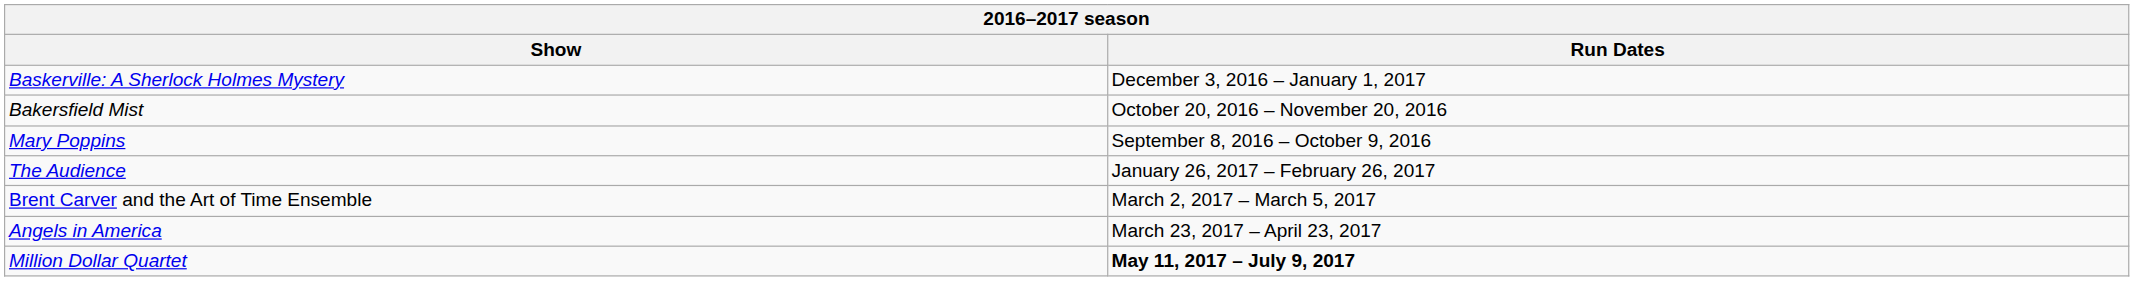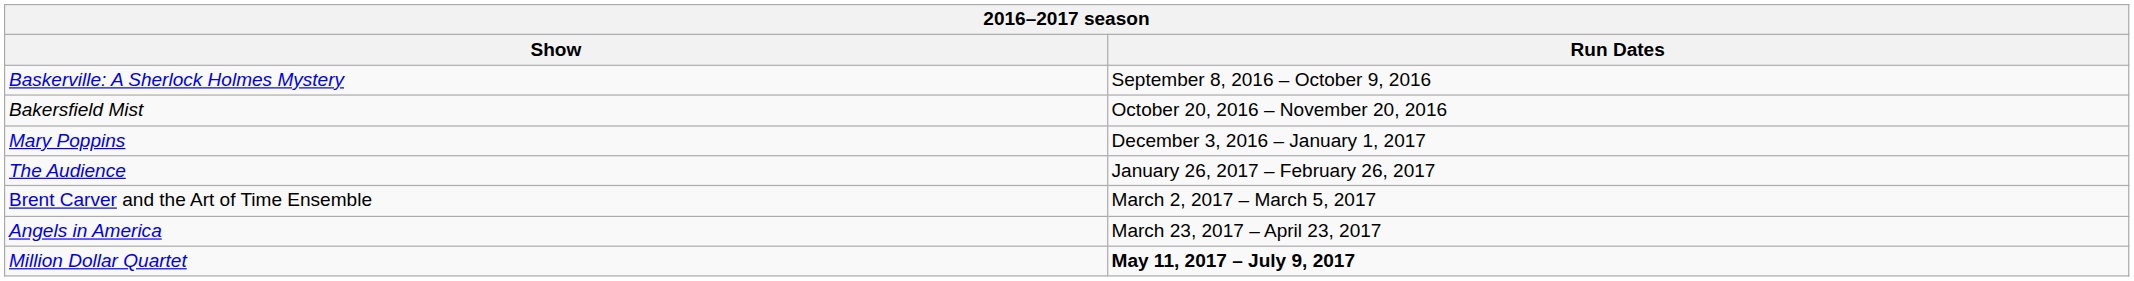(1269, 79) December 3, 2016 – January 1, 2017 -> (1271, 79) September 8, 2016 – October 9, 2016
(1271, 140) September 8, 2016 – October 9, 2016 -> (1269, 140) December 3, 2016 – January 1, 2017
